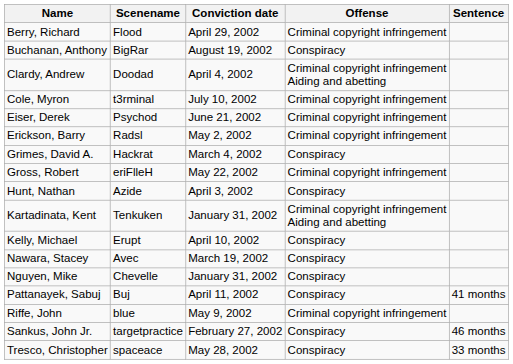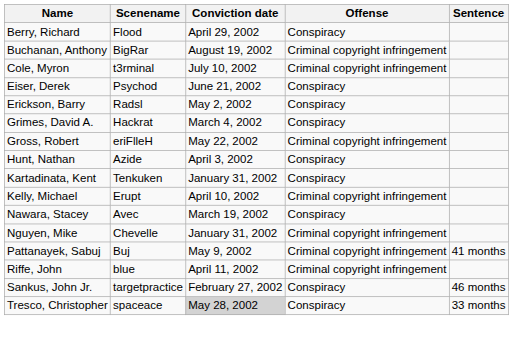(367, 31) Criminal copyright infringement -> (316, 31) Conspiracy
(316, 50) Conspiracy -> (367, 50) Criminal copyright infringement
- row: (46, 74)
(367, 117) Criminal copyright infringement -> (316, 86) Conspiracy
(367, 136) Criminal copyright infringement -> (316, 104) Conspiracy
(367, 215) Criminal copyright infringement Aiding and abetting -> (316, 178) Conspiracy
(316, 240) Conspiracy -> (367, 196) Criminal copyright infringement
(316, 277) Conspiracy -> (367, 232) Criminal copyright infringement
(223, 295) April 11, 2002 -> (220, 251) May 9, 2002
(316, 295) Conspiracy -> (367, 251) Criminal copyright infringement
(220, 313) May 9, 2002 -> (223, 269) April 11, 2002
(223, 350) no background -> (223, 305) lightgrey background
